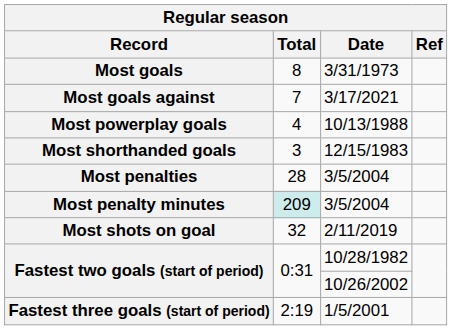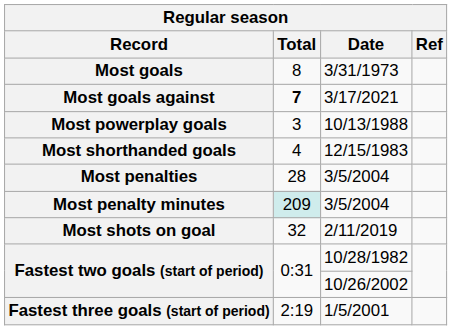(297, 97) normal -> (297, 97) bold
(297, 124) 4 -> (297, 124) 3
(297, 151) 3 -> (297, 151) 4
